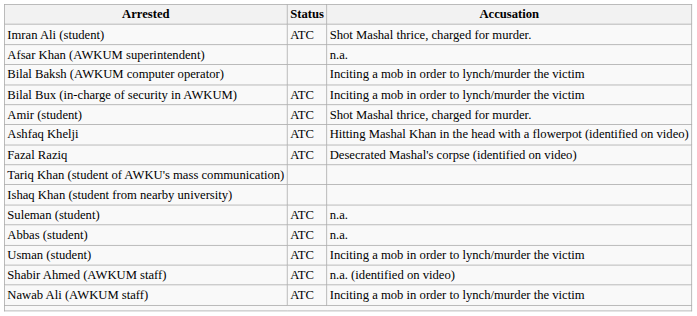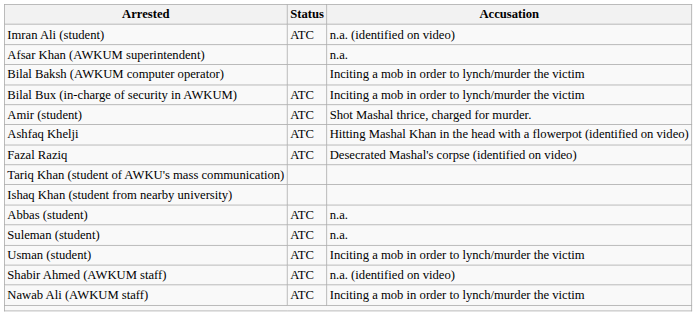(430, 34) Shot Mashal thrice, charged for murder. -> (392, 34) n.a. (identified on video)
rows swapped: (48, 235) <-> (53, 214)
